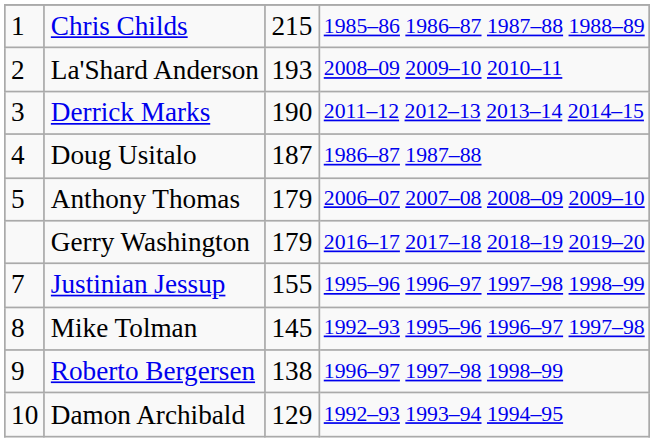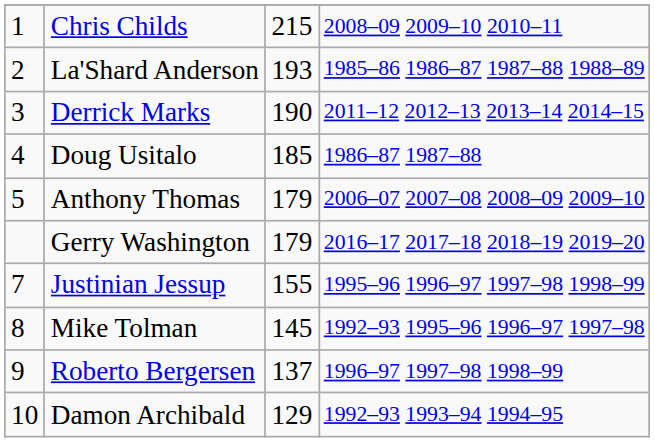(484, 26) 1985–86 1986–87 1987–88 1988–89 -> (443, 26) 2008–09 2009–10 2010–11
(443, 69) 2008–09 2009–10 2010–11 -> (484, 69) 1985–86 1986–87 1987–88 1988–89
(292, 155) 187 -> (292, 155) 185
(292, 371) 138 -> (292, 371) 137
